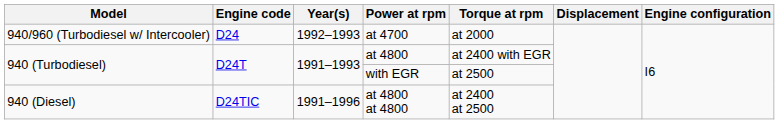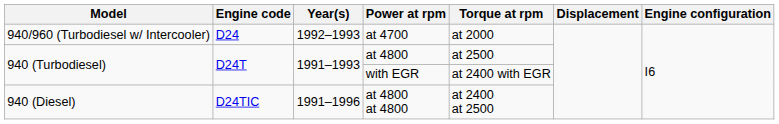(501, 54) at 2400 with EGR -> (473, 54) at 2500
(473, 74) at 2500 -> (501, 74) at 2400 with EGR
